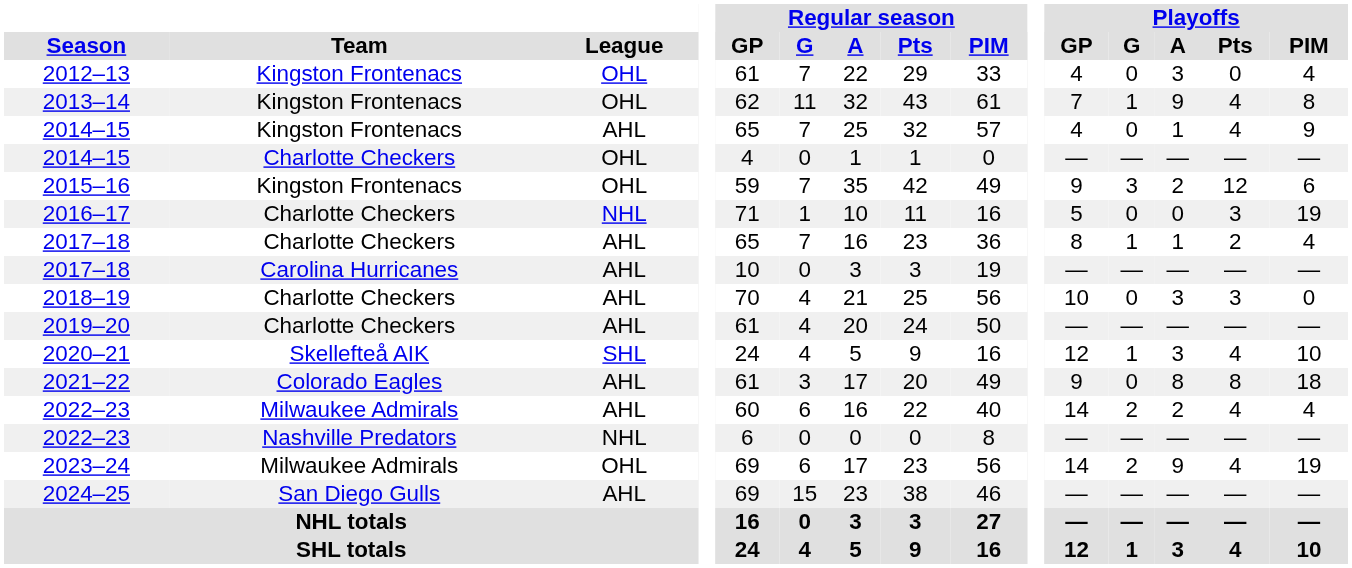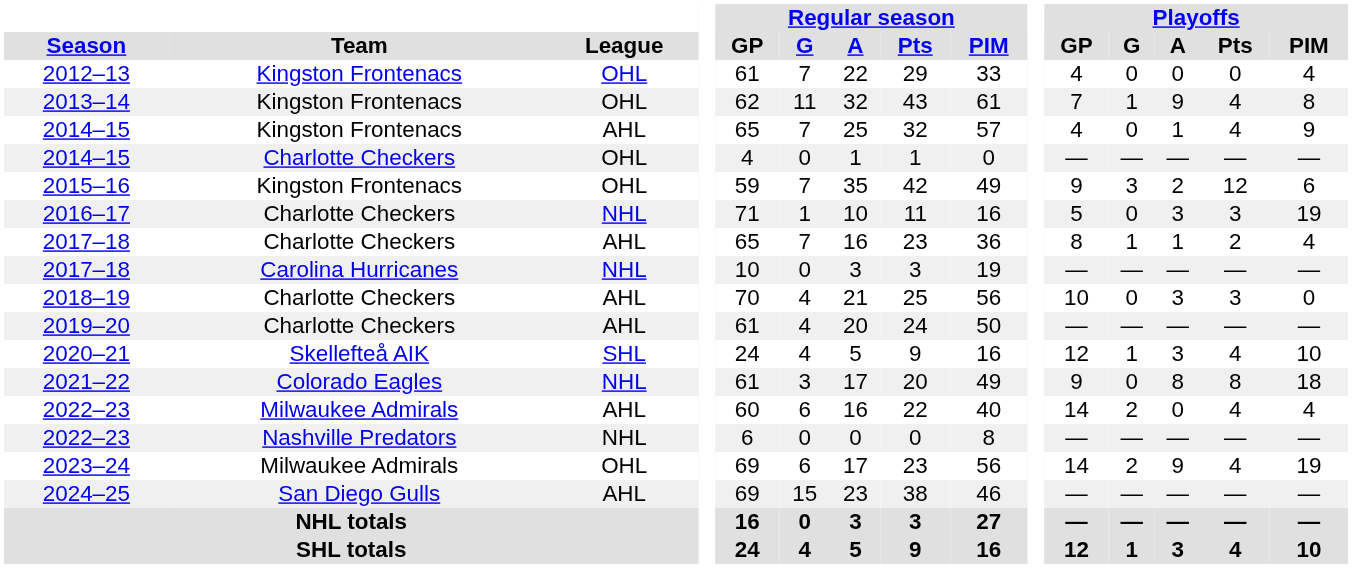(1178, 73) 3 -> (1178, 73) 0
(1178, 213) 0 -> (1178, 213) 3
(624, 269) AHL -> (624, 269) NHL
(624, 381) AHL -> (624, 381) NHL
(1178, 409) 2 -> (1178, 409) 0
